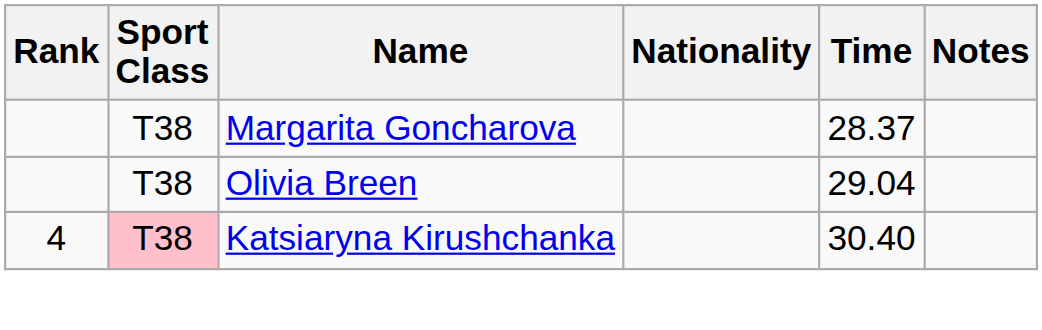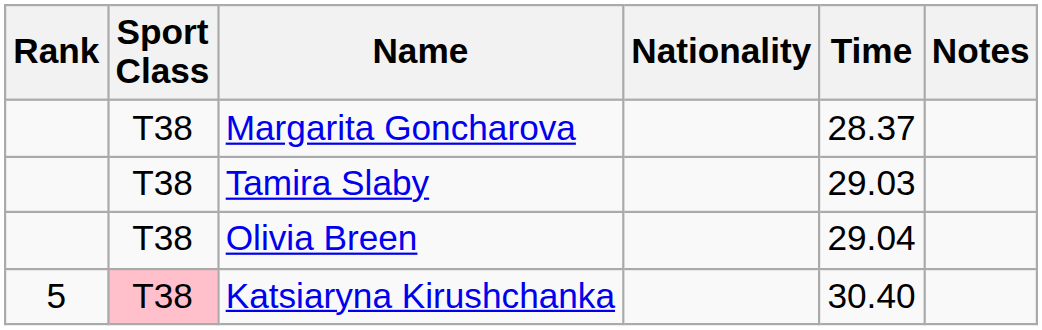+ row: (327, 183)
(56, 239) 4 -> (56, 295) 5
